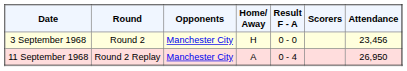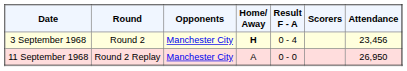(253, 40) normal -> (253, 40) bold
(288, 40) 0 - 0 -> (288, 40) 0 - 4
(288, 57) 0 - 4 -> (288, 57) 0 - 0
